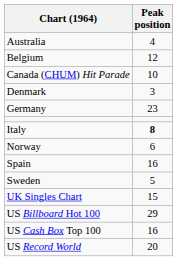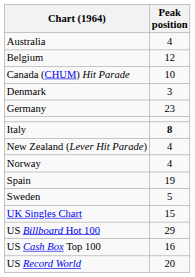+ row: (77, 146)
(152, 146) 6 -> (170, 163) 4
(152, 163) 16 -> (170, 180) 19
